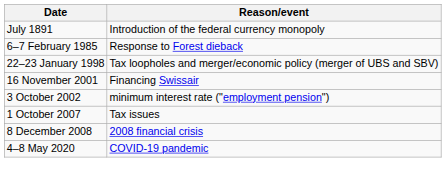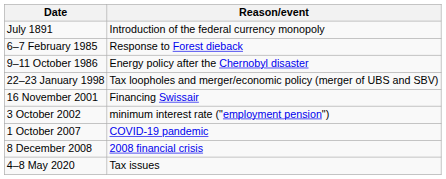+ row: (52, 64)
(135, 115) Tax issues -> (159, 132) COVID-19 pandemic
(159, 149) COVID-19 pandemic -> (135, 166) Tax issues
